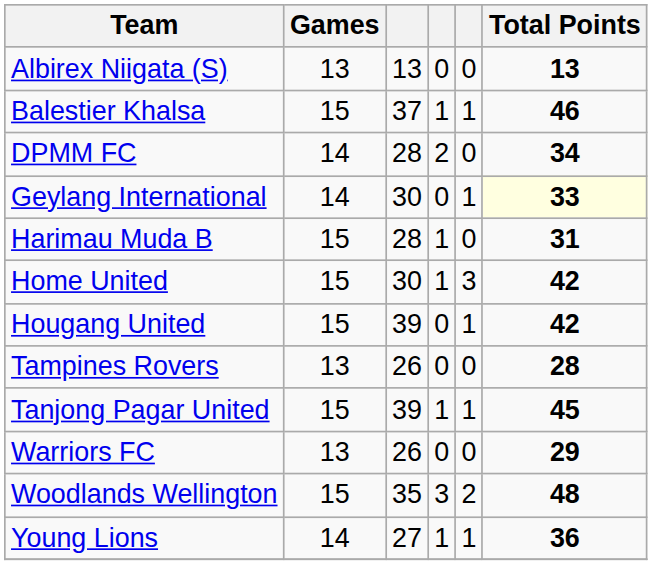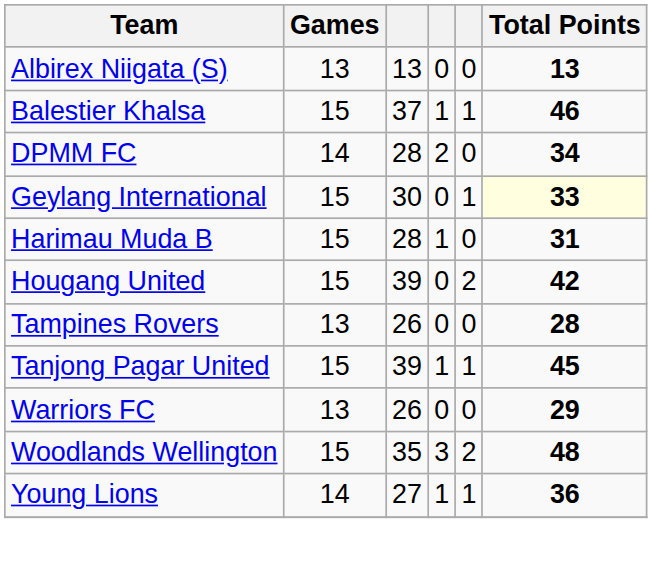(335, 196) 14 -> (335, 196) 15
- row: (89, 281)
(469, 324) 1 -> (469, 281) 2
